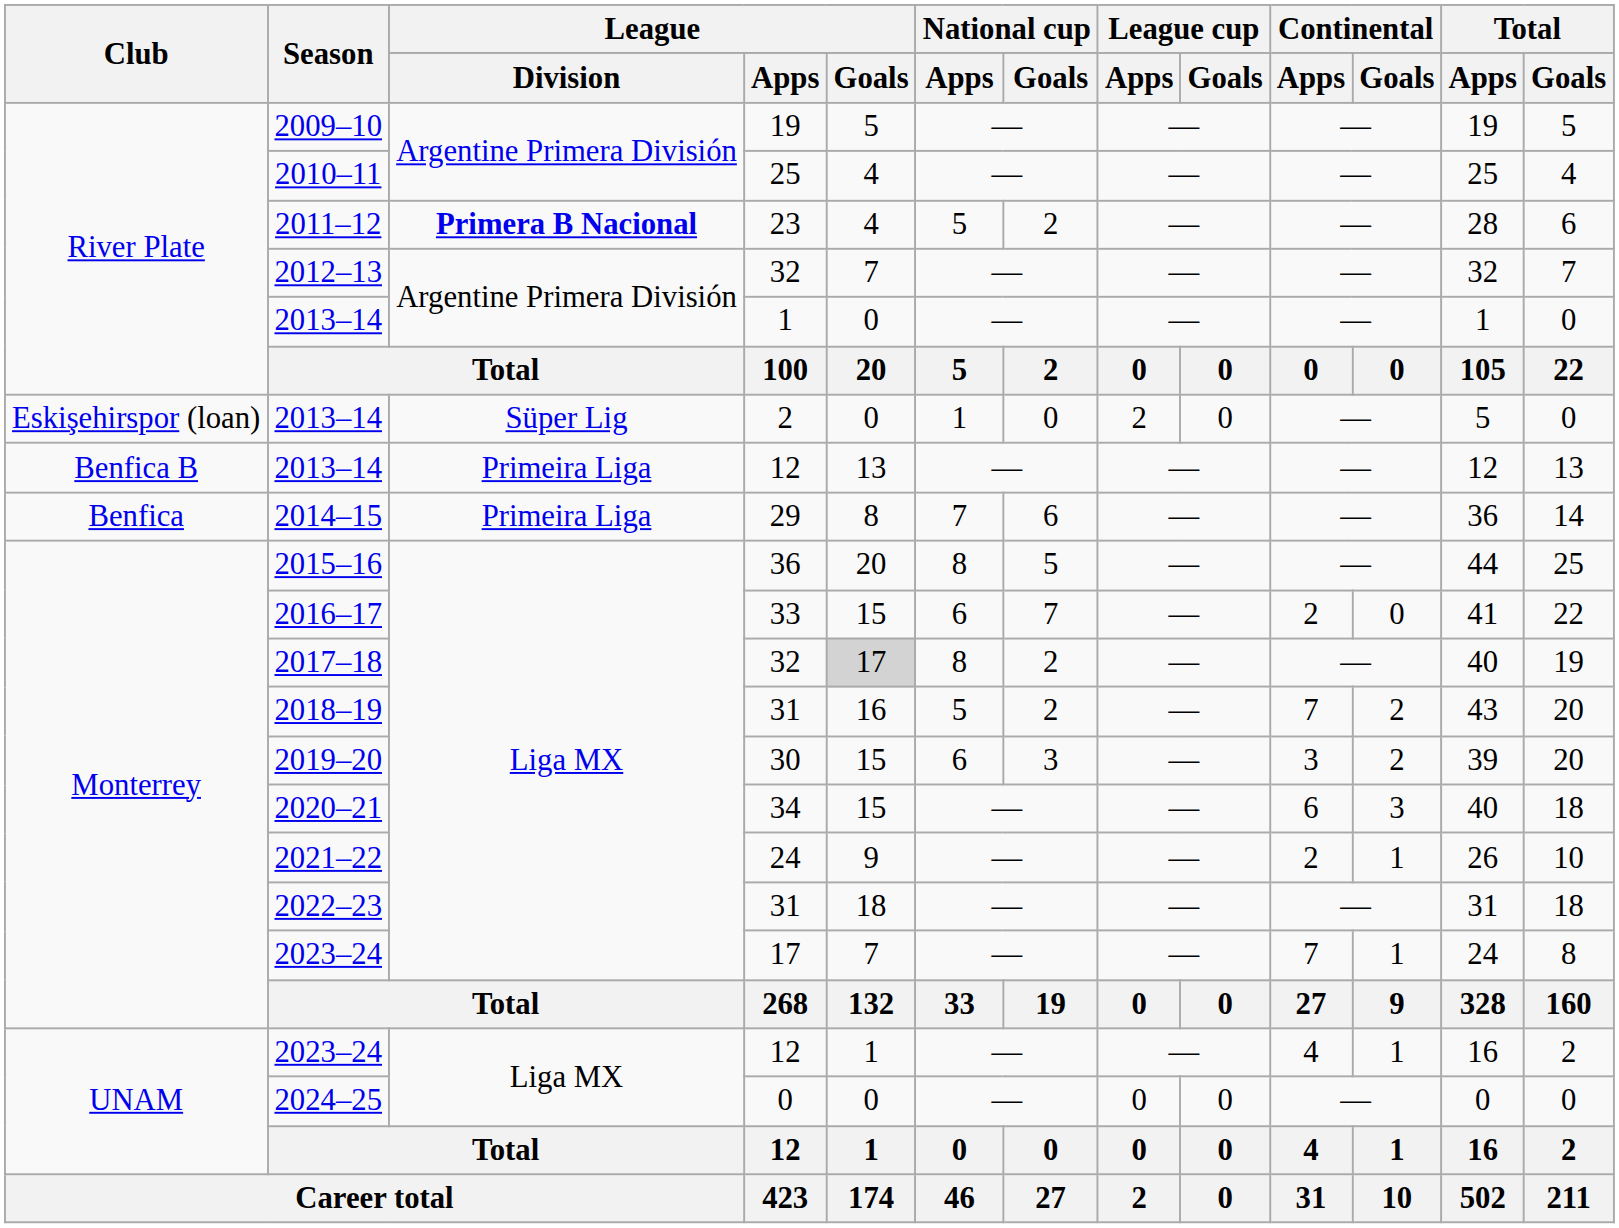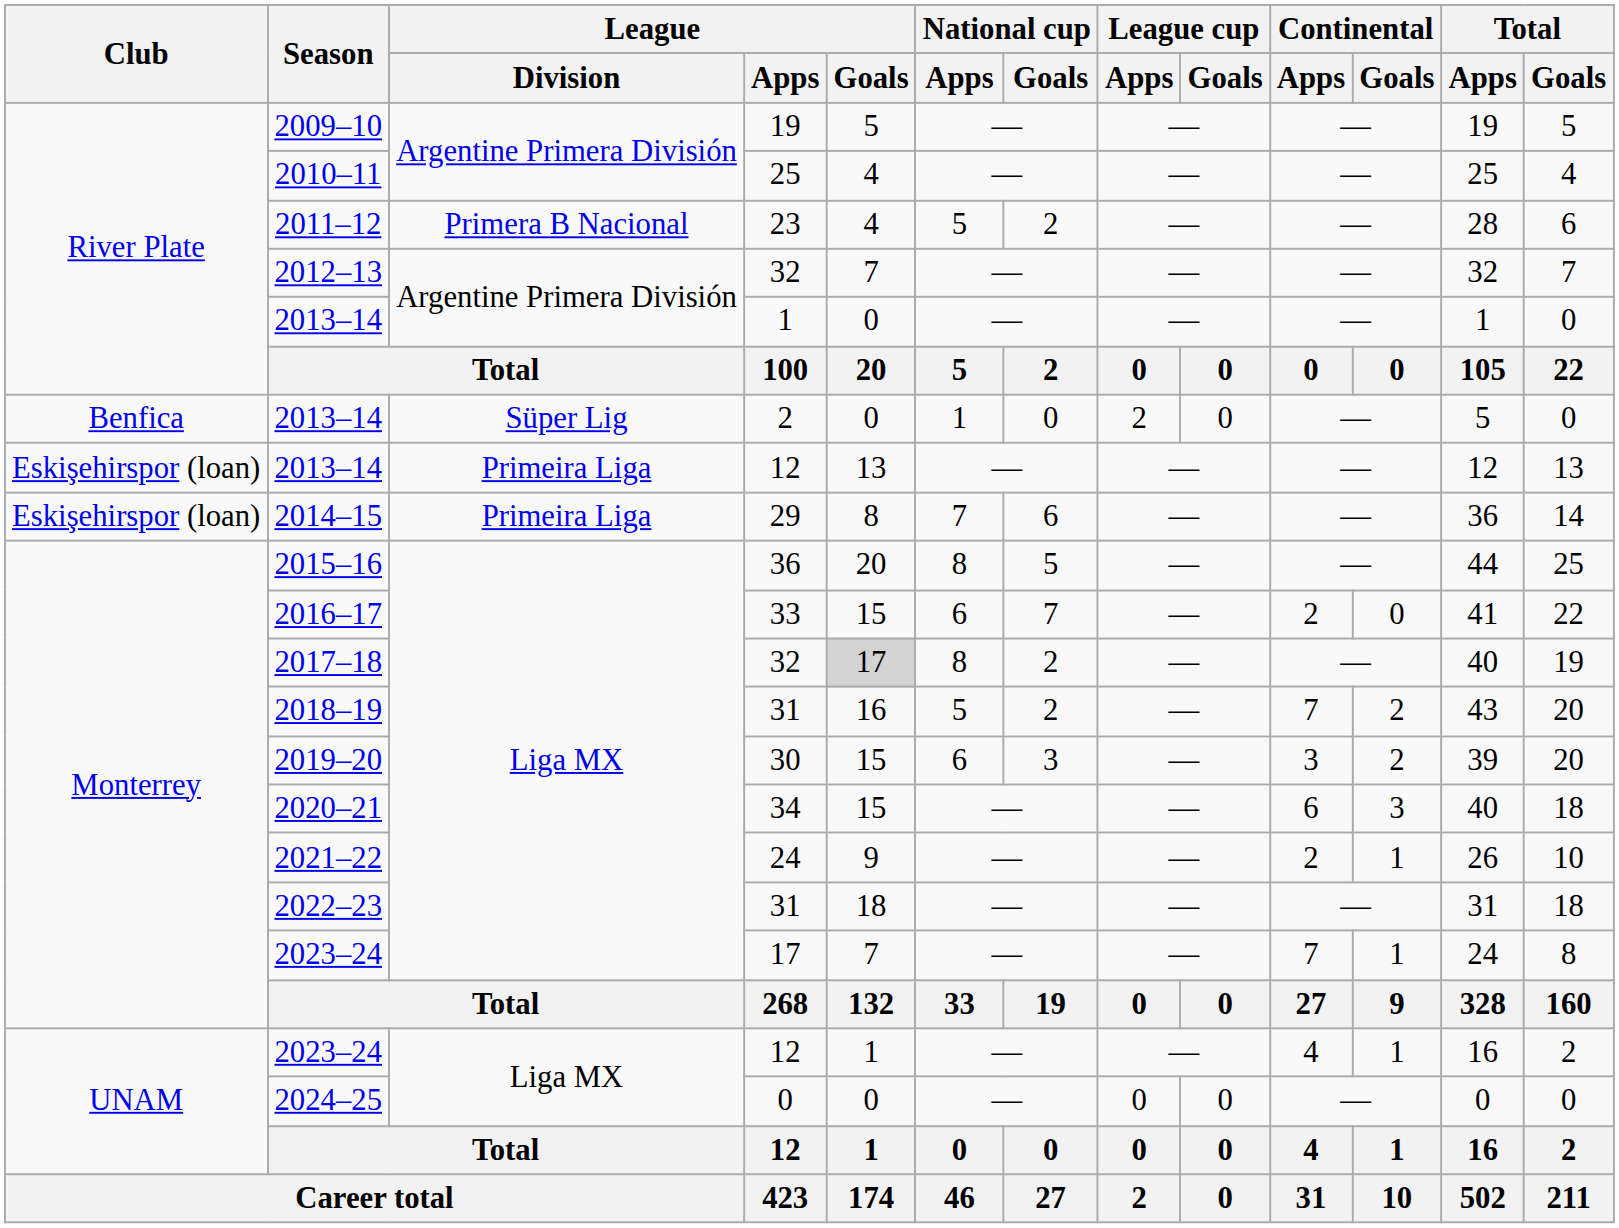(566, 223) bold -> (567, 223) normal
(136, 418) Eskişehirspor (loan) -> (136, 418) Benfica
(136, 467) Benfica B -> (136, 467) Eskişehirspor (loan)
(136, 516) Benfica -> (136, 516) Eskişehirspor (loan)
